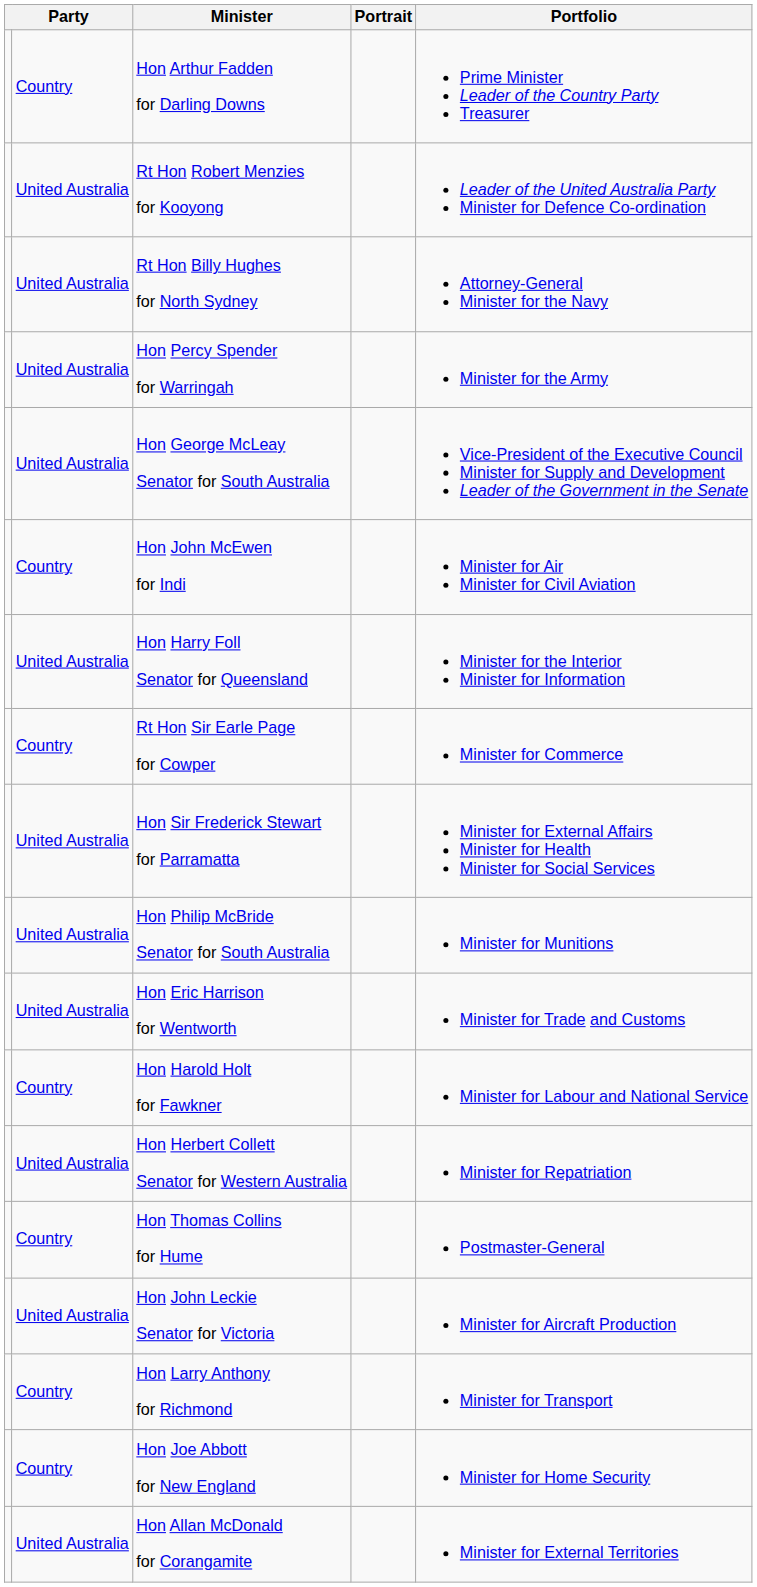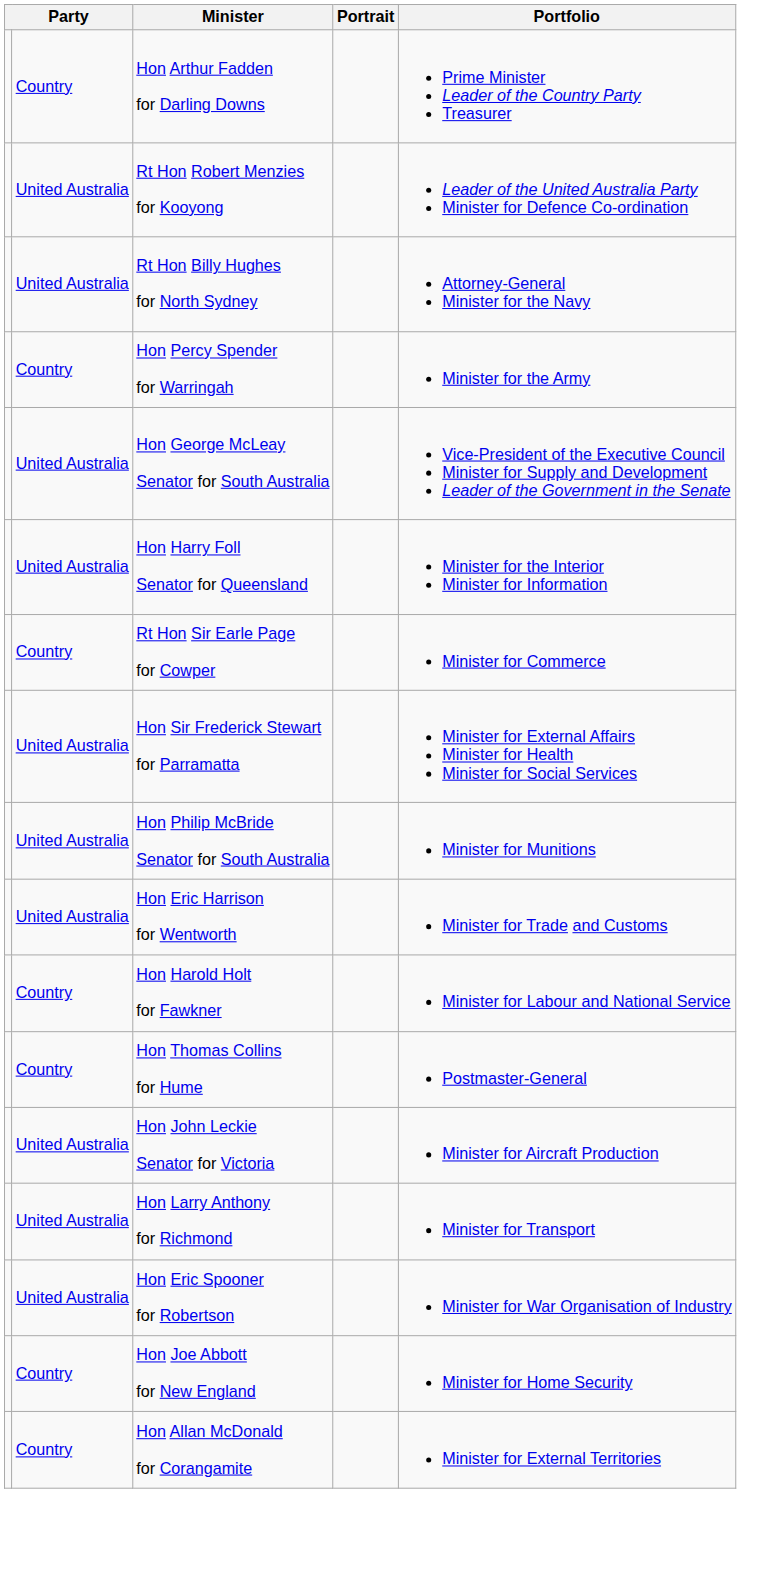(72, 369) United Australia -> (44, 369) Country
- row: (204, 567)
- row: (242, 1163)
(44, 1391) Country -> (72, 1221) United Australia
+ row: (200, 1297)
(72, 1544) United Australia -> (44, 1449) Country
